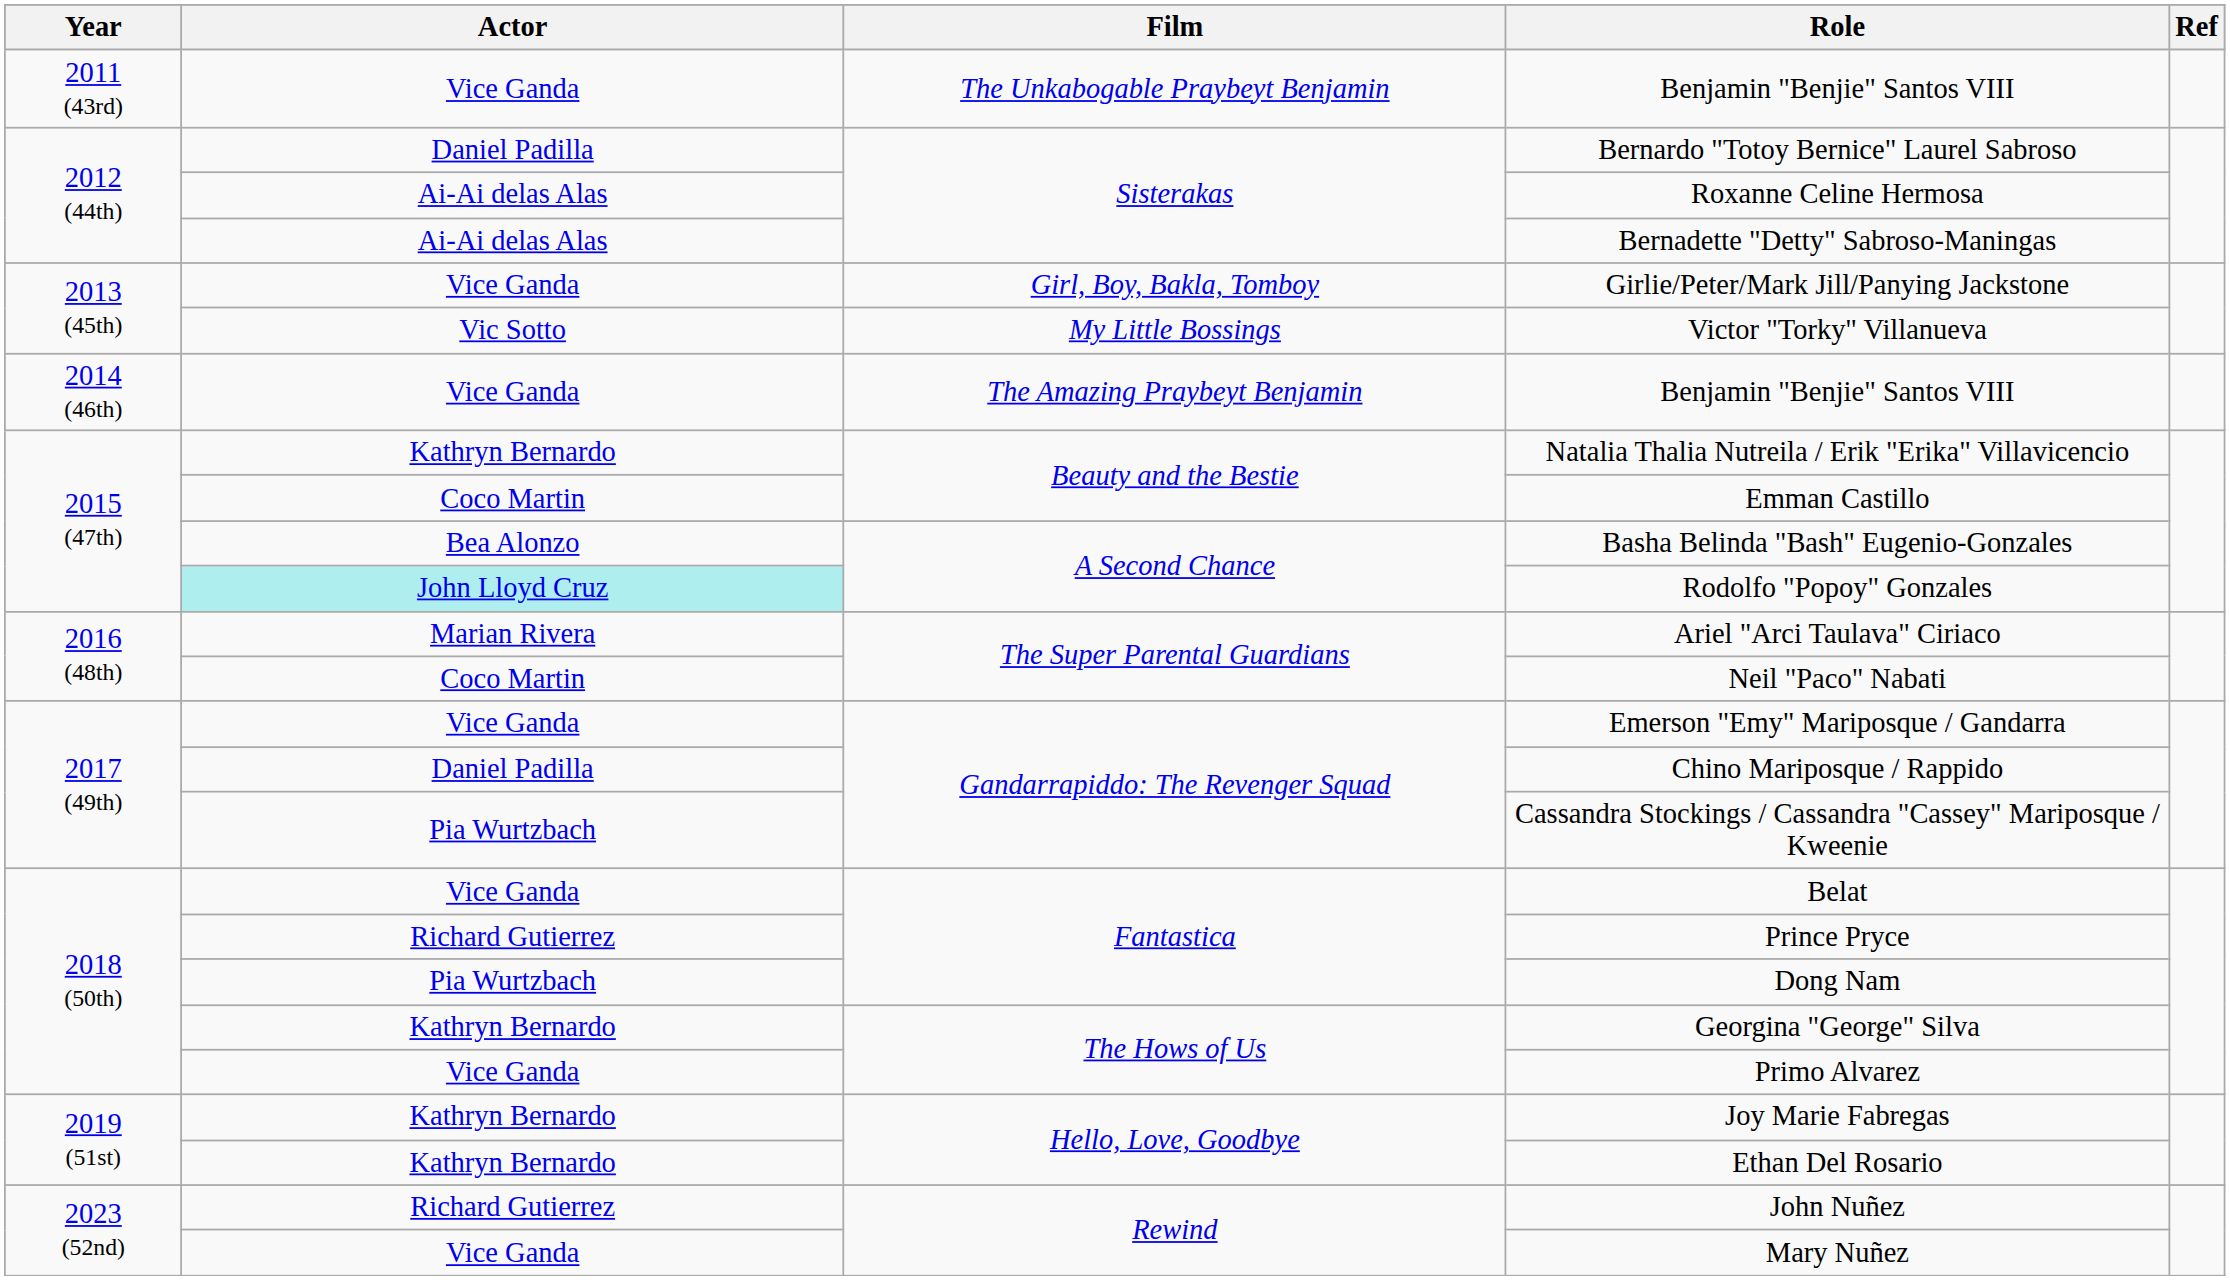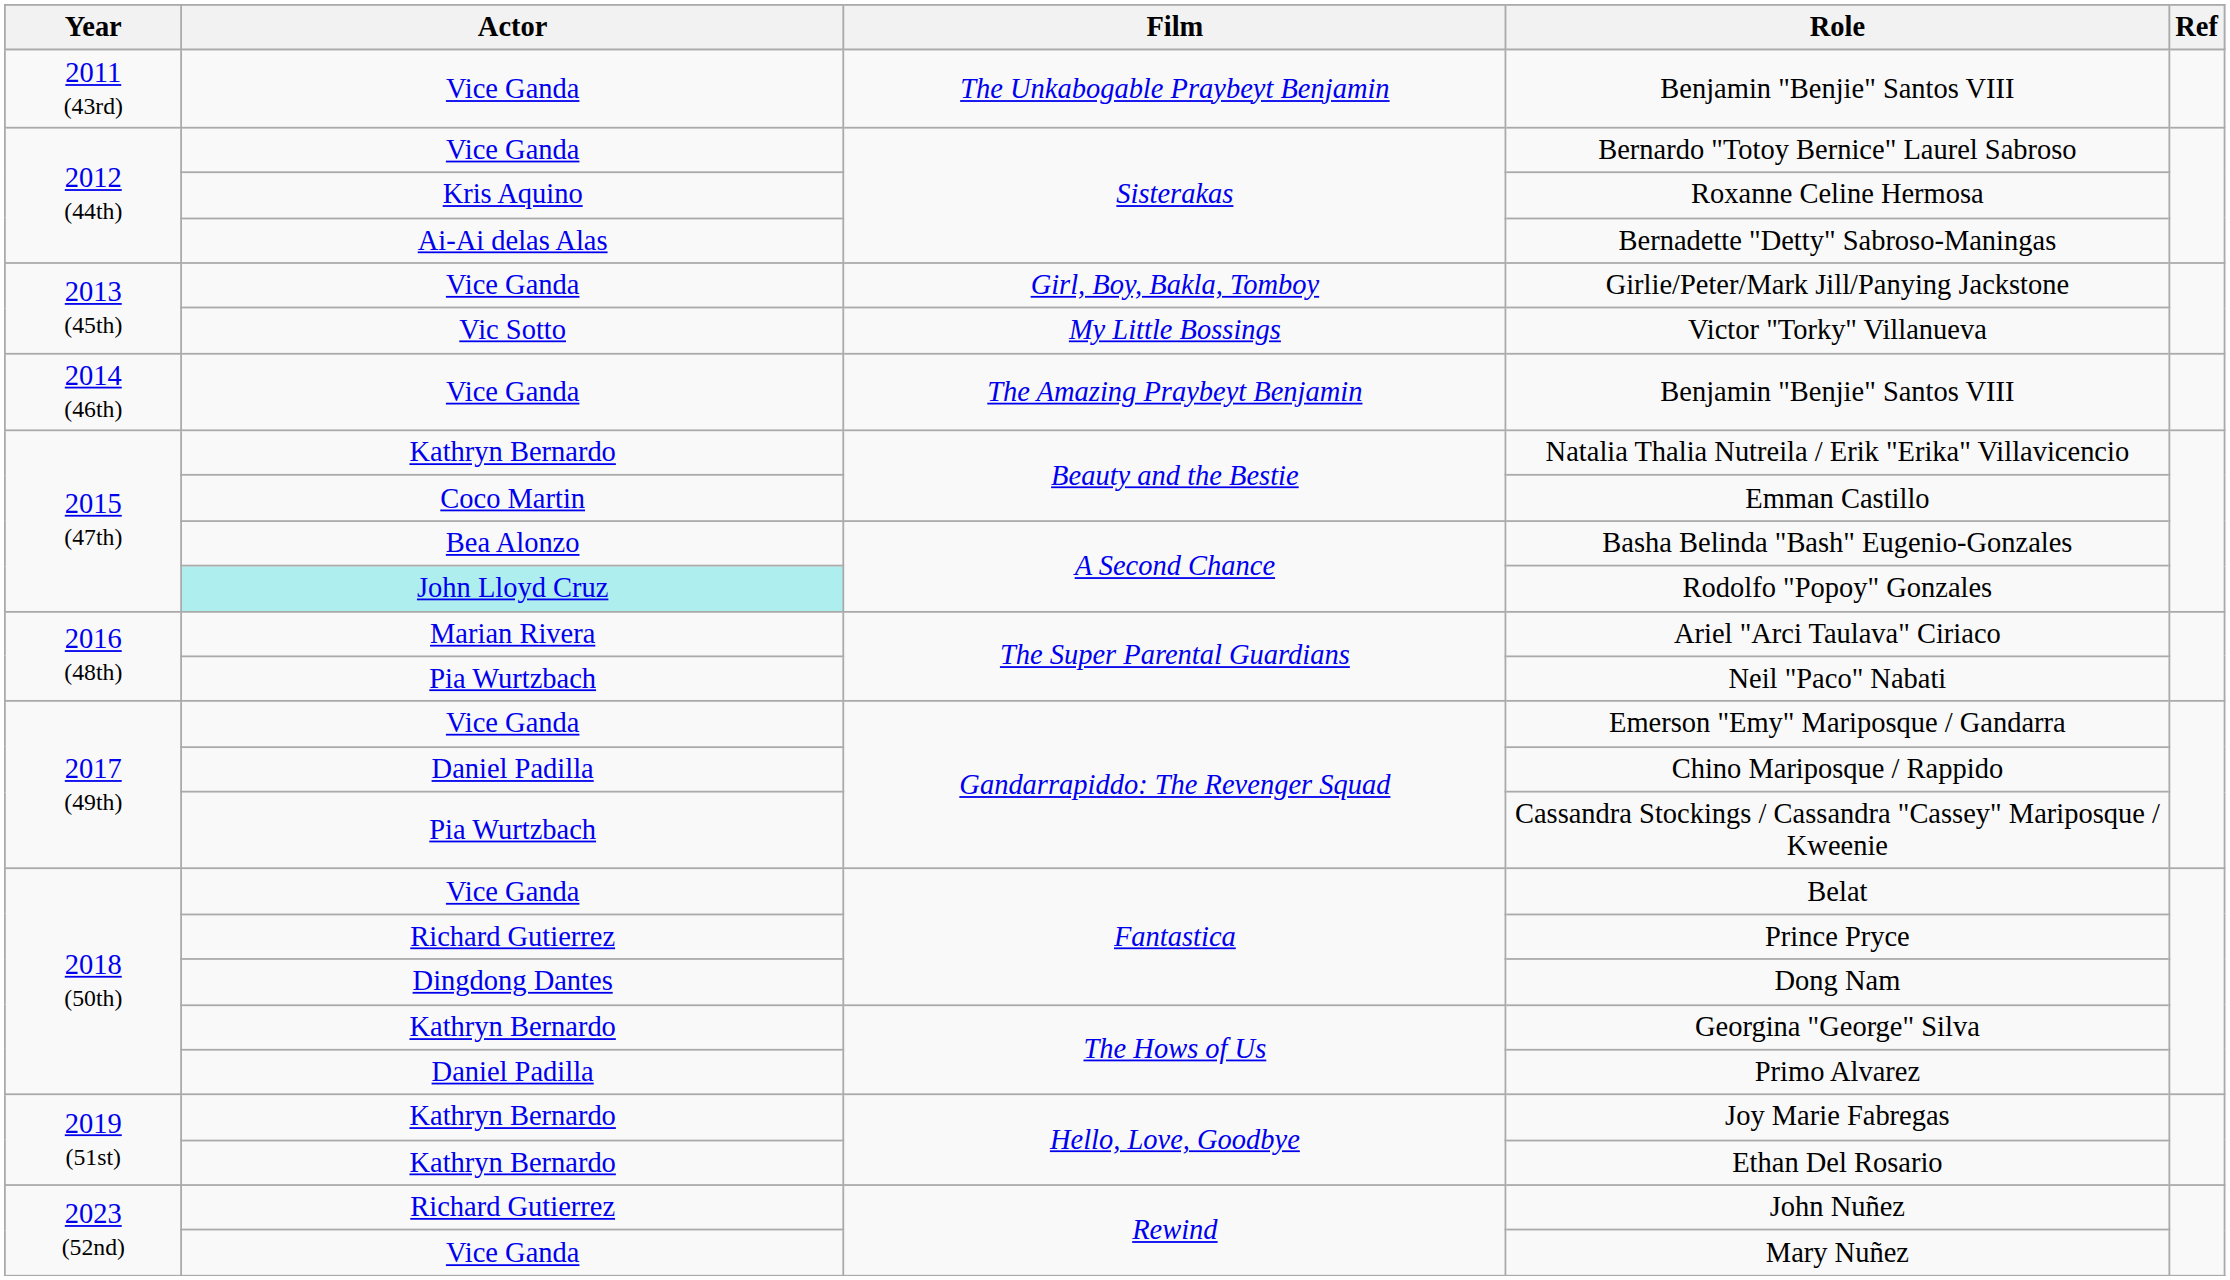(513, 149) Daniel Padilla -> (513, 149) Vice Ganda
(513, 194) Ai-Ai delas Alas -> (513, 194) Kris Aquino
(513, 678) Coco Martin -> (513, 678) Pia Wurtzbach
(513, 981) Pia Wurtzbach -> (513, 981) Dingdong Dantes
(513, 1071) Vice Ganda -> (513, 1071) Daniel Padilla
